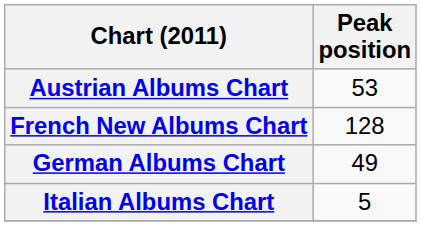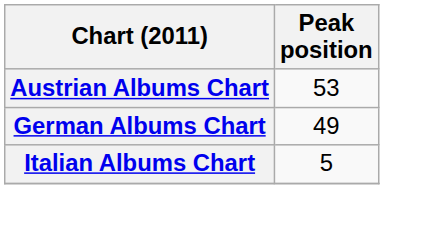- row: (159, 125)
